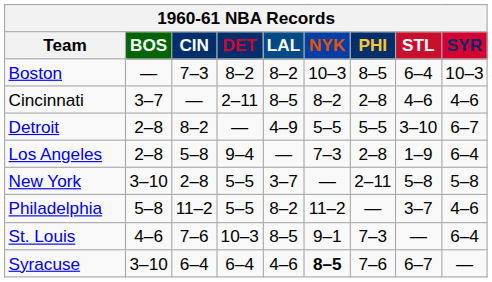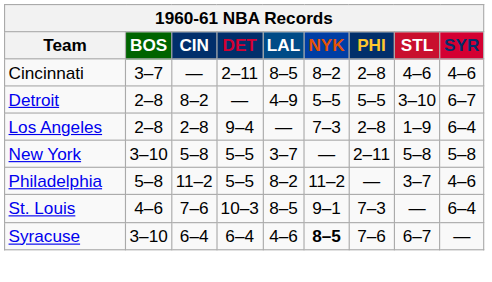- row: (35, 73)
(194, 154) 5–8 -> (194, 127) 2–8
(194, 181) 2–8 -> (194, 154) 5–8
